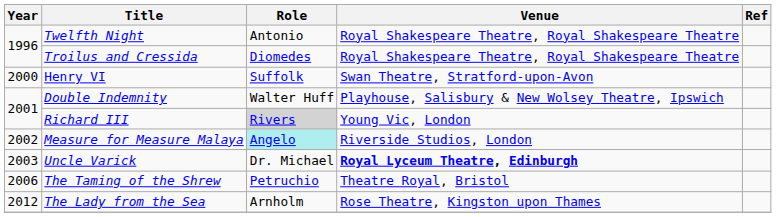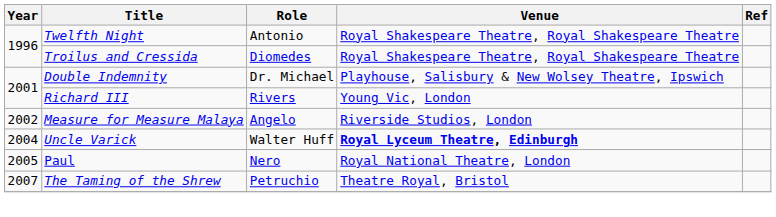- row: (75, 77)
(292, 98) Walter Huff -> (292, 77) Dr. Michael
(273, 119) lightgrey background -> (273, 98) no background
(273, 139) paleturquoise background -> (273, 119) no background
(23, 160) 2003 -> (23, 139) 2004
(292, 160) Dr. Michael -> (292, 139) Walter Huff
+ row: (60, 160)
(23, 181) 2006 -> (23, 181) 2007
- row: (125, 202)
